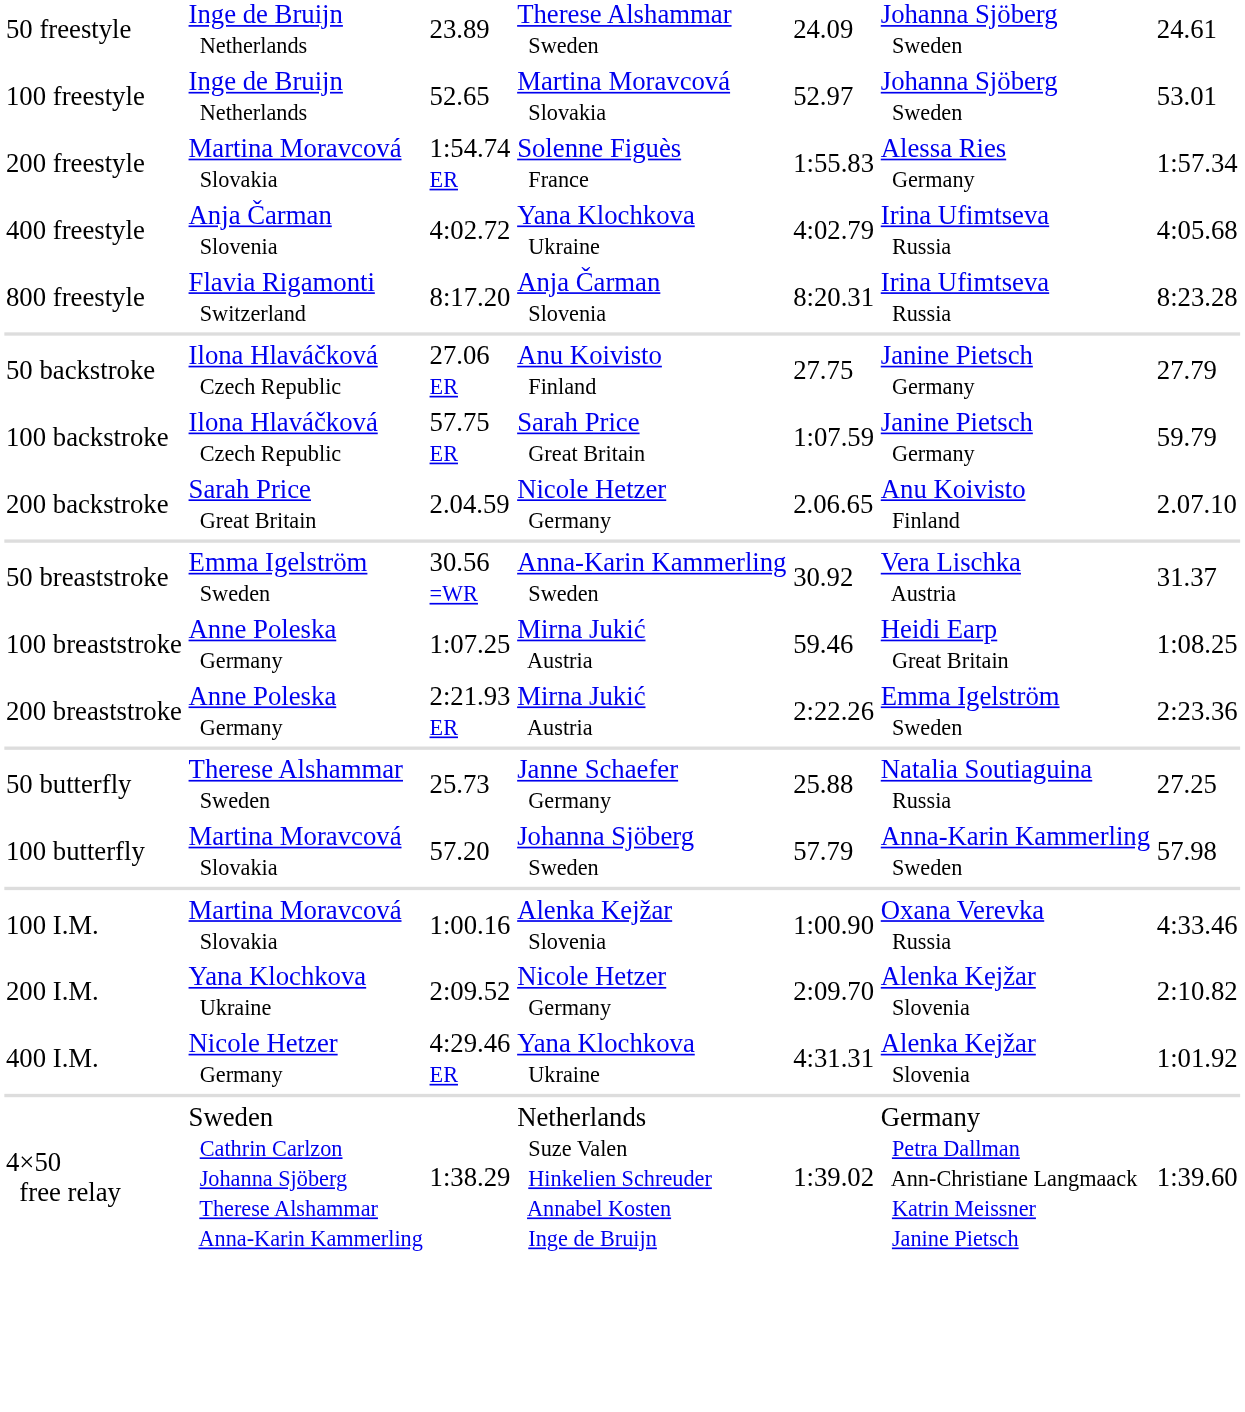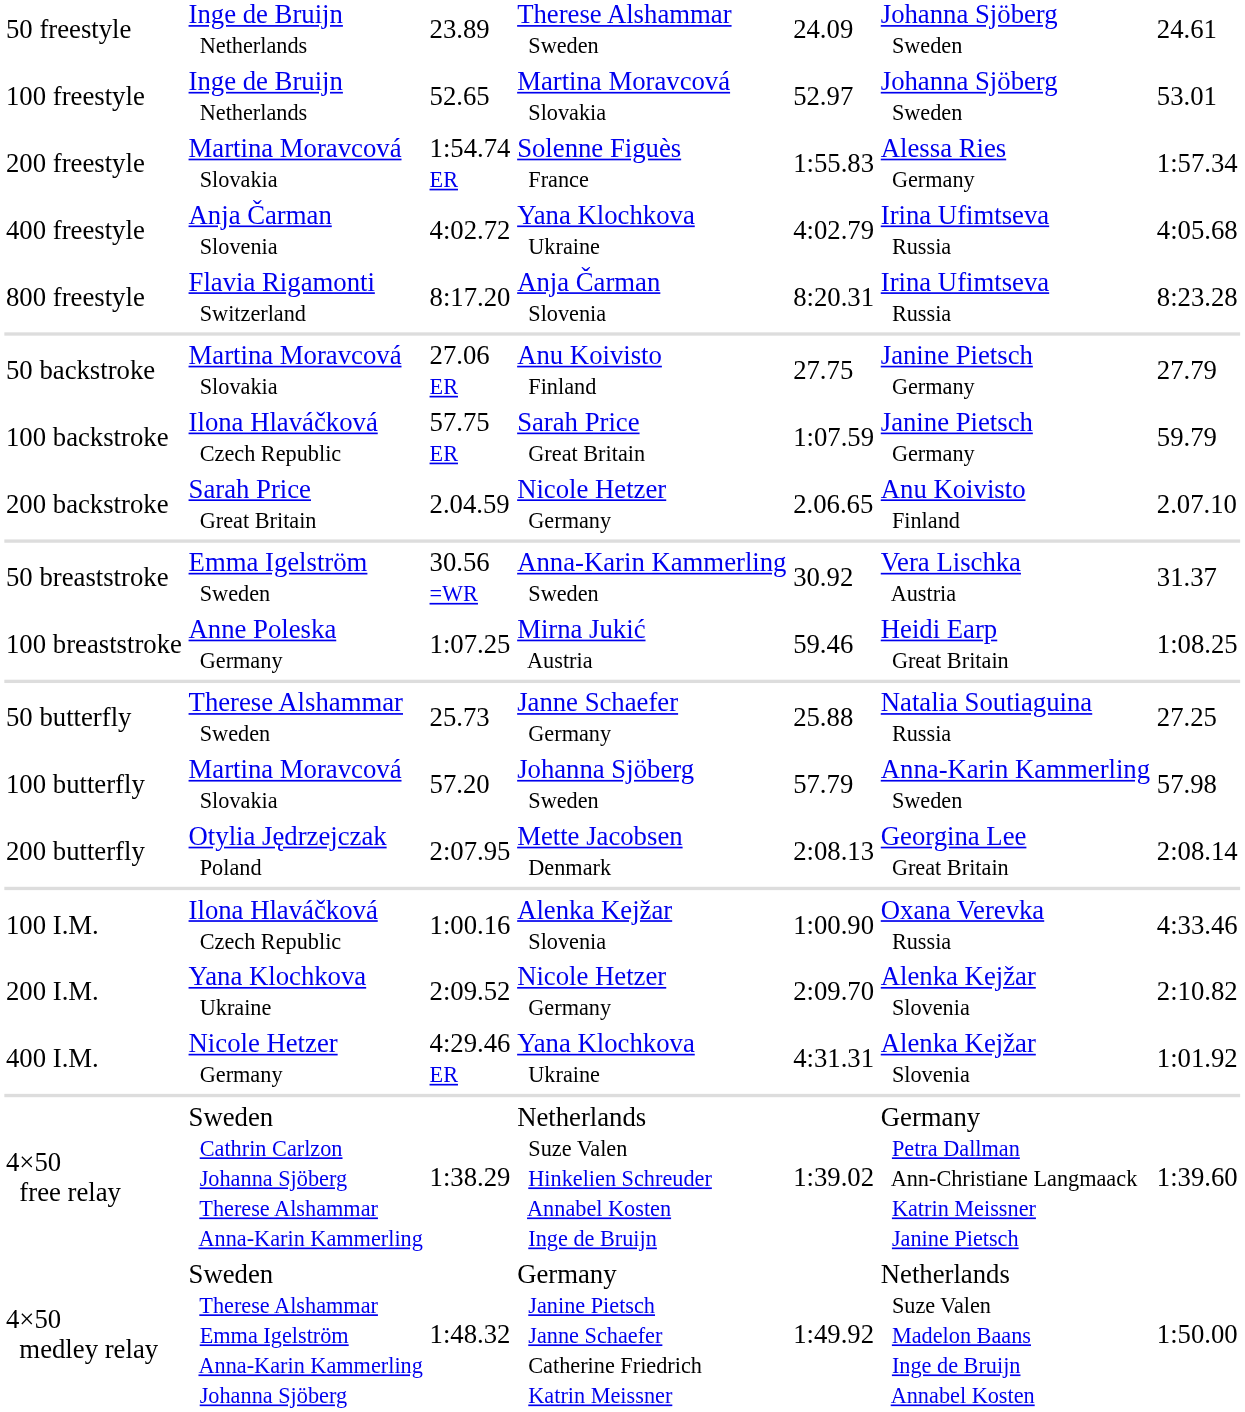(283, 370) Ilona Hlaváčková Czech Republic -> (295, 370) Martina Moravcová Slovakia
- row: (94, 711)
+ row: (75, 851)
(295, 924) Martina Moravcová Slovakia -> (283, 924) Ilona Hlaváčková Czech Republic
+ row: (82, 1334)
